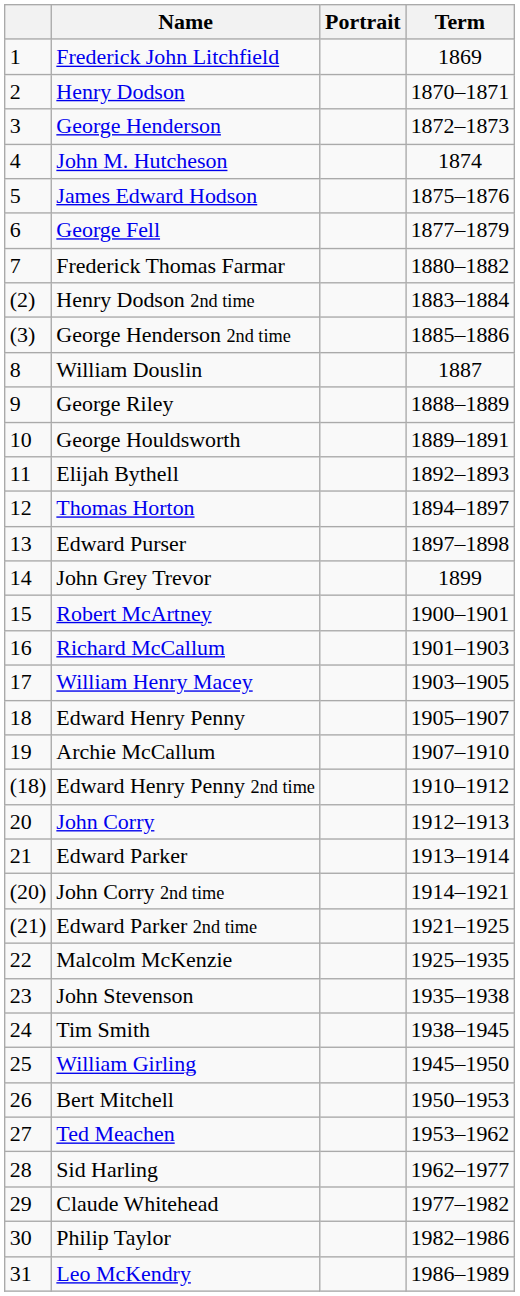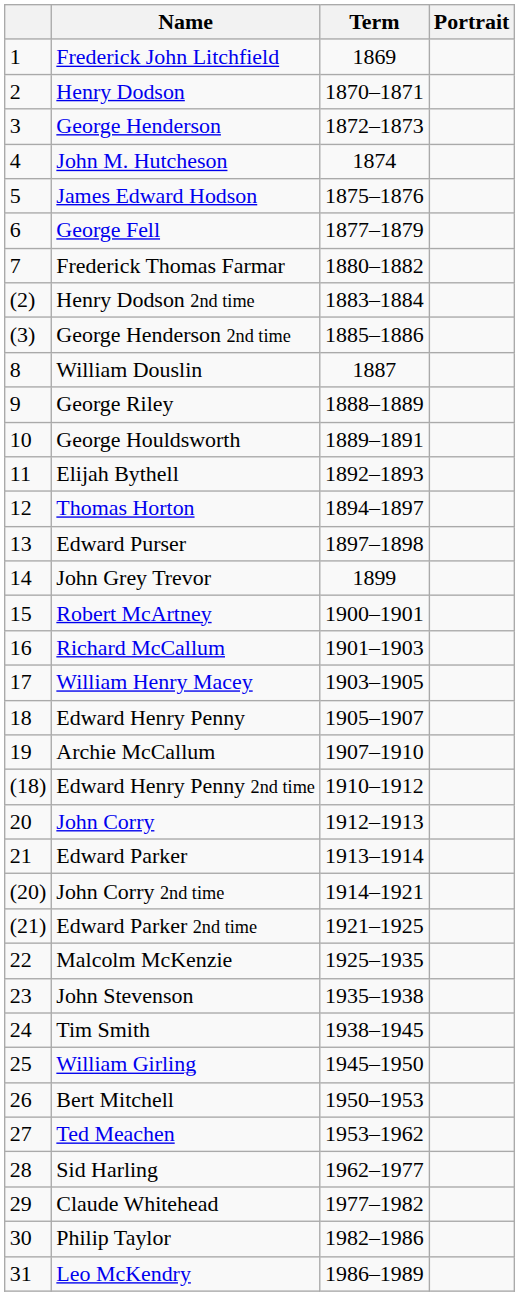columns swapped: (363, 21) <-> (460, 21)
